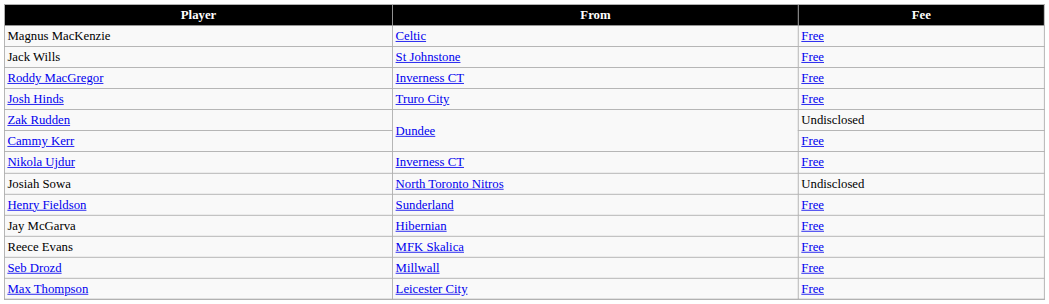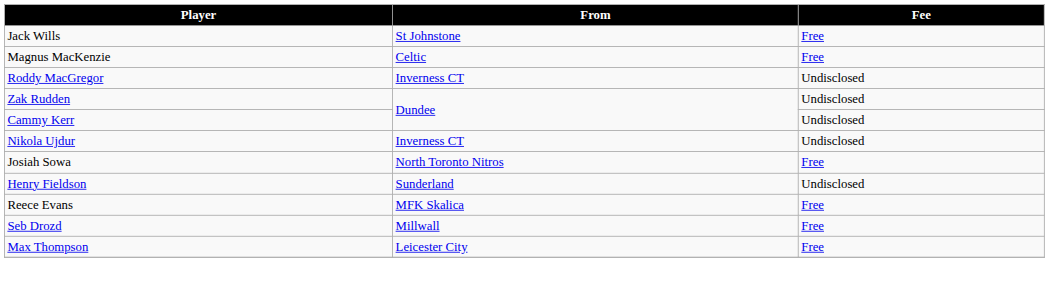rows swapped: (34, 57) <-> (59, 36)
(813, 78) Free -> (833, 78) Undisclosed
- row: (36, 99)
(813, 141) Free -> (833, 120) Undisclosed
(813, 162) Free -> (833, 141) Undisclosed
(833, 183) Undisclosed -> (813, 162) Free
(813, 204) Free -> (833, 183) Undisclosed
- row: (42, 225)
